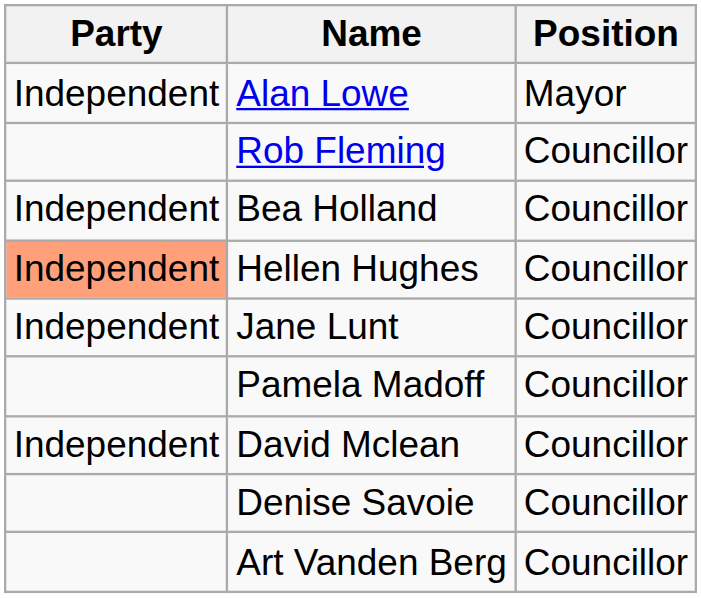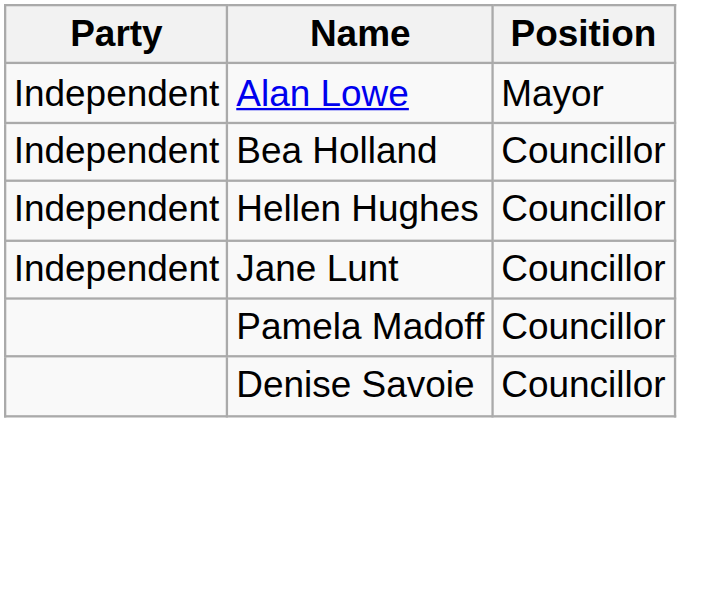- row: (341, 151)
(116, 268) lightsalmon background -> (116, 209) no background
- row: (348, 444)
- row: (372, 561)
